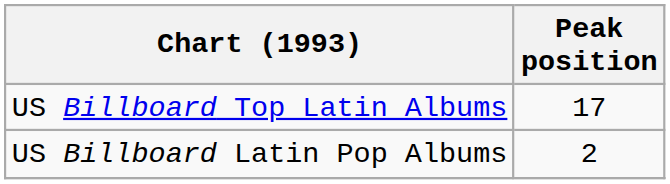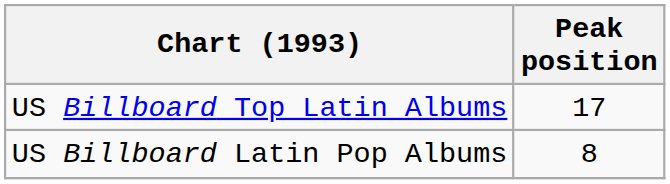(589, 154) 2 -> (589, 154) 8
